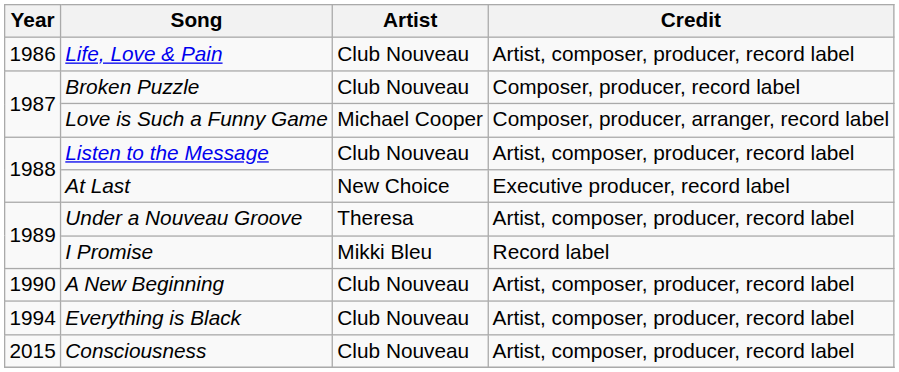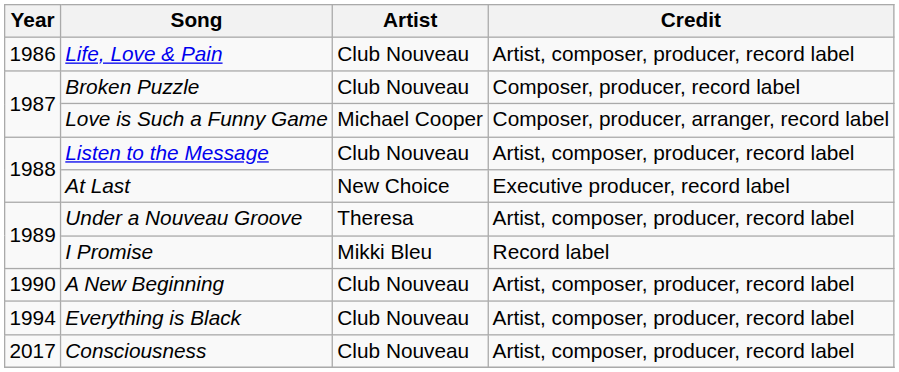(33, 350) 2015 -> (33, 350) 2017
